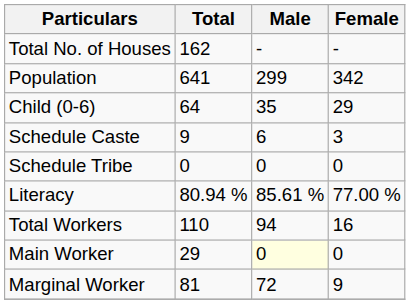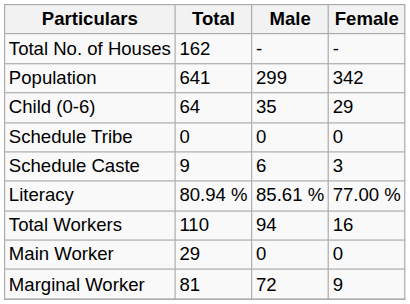rows swapped: (74, 136) <-> (71, 166)
(261, 254) lightyellow background -> (261, 254) no background
